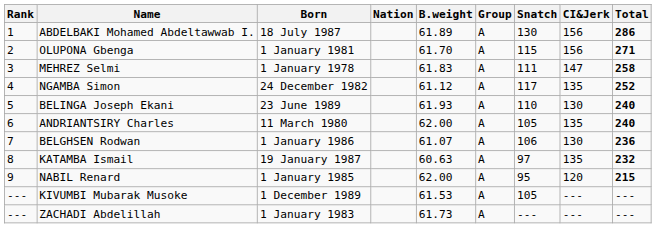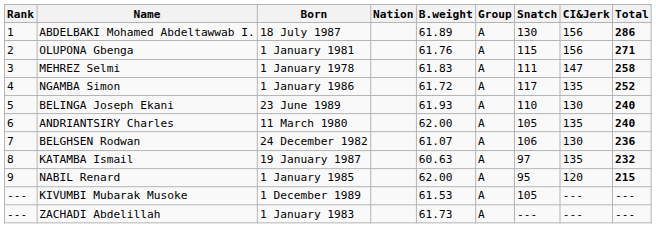(436, 50) 61.70 -> (436, 50) 61.76
(314, 86) 24 December 1982 -> (307, 86) 1 January 1986
(436, 86) 61.12 -> (436, 86) 61.72
(307, 141) 1 January 1986 -> (314, 141) 24 December 1982
